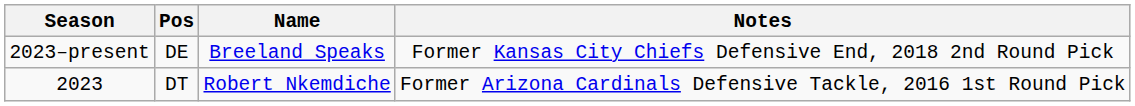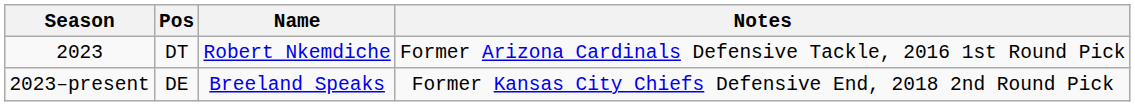rows swapped: (80, 84) <-> (80, 52)
